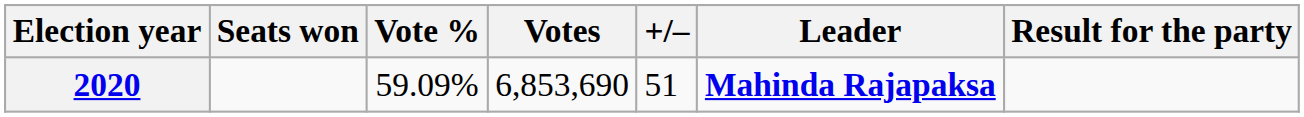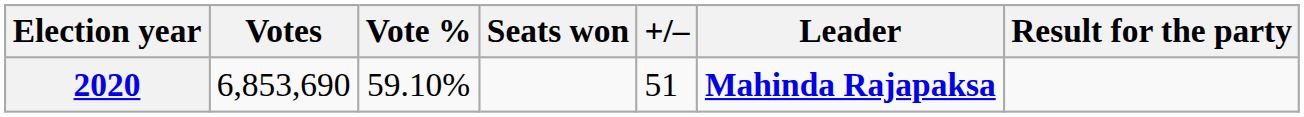columns swapped: (562, 31) <-> (288, 31)
(427, 84) 59.09% -> (419, 84) 59.10%
